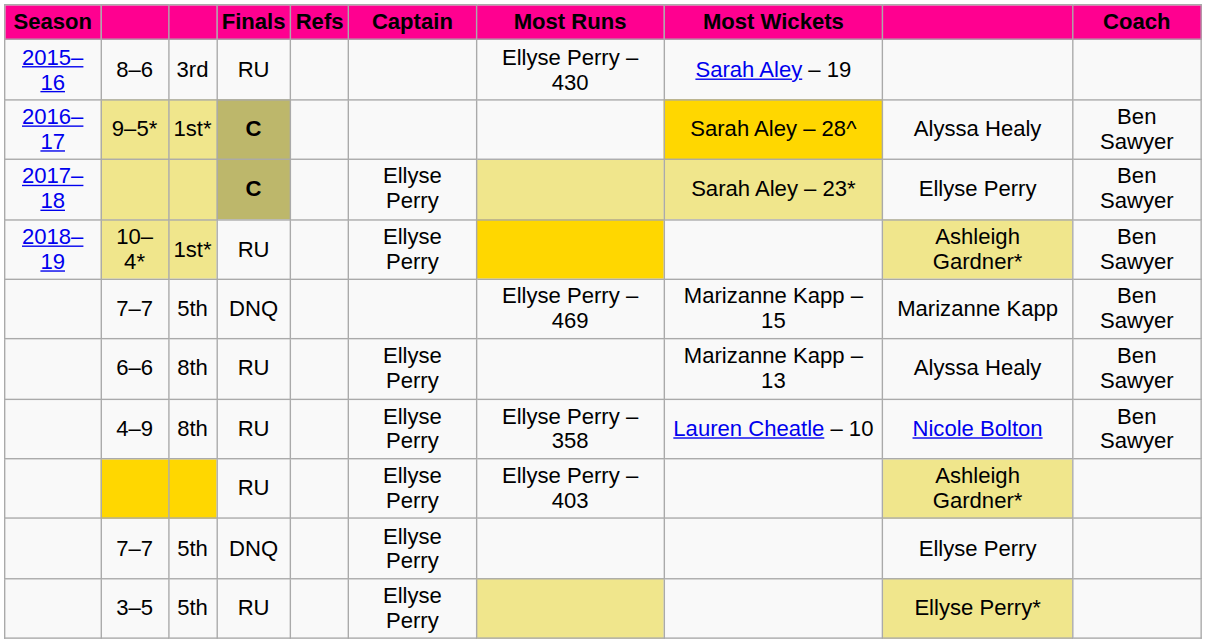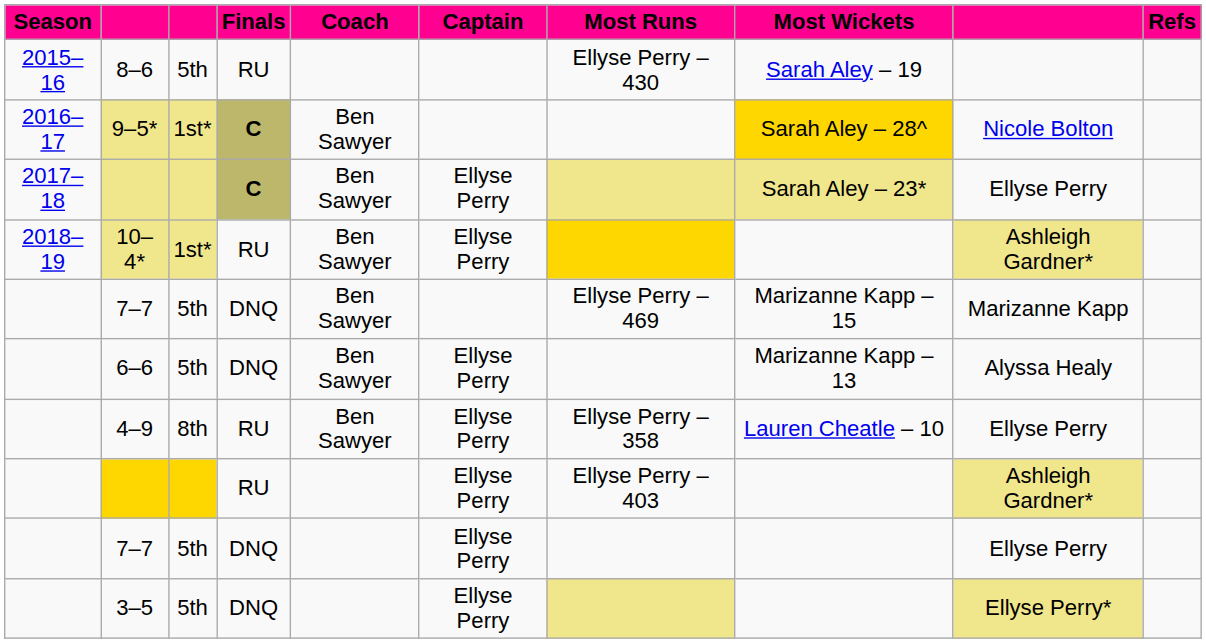columns swapped: (1137, 22) <-> (320, 22)
(192, 69) 3rd -> (192, 69) 5th
(978, 129) Alyssa Healy -> (1048, 129) Nicole Bolton
(192, 368) 8th -> (192, 368) 5th
(254, 368) RU -> (254, 368) DNQ
(978, 428) Nicole Bolton -> (1048, 428) Ellyse Perry
(254, 608) RU -> (254, 608) DNQ
